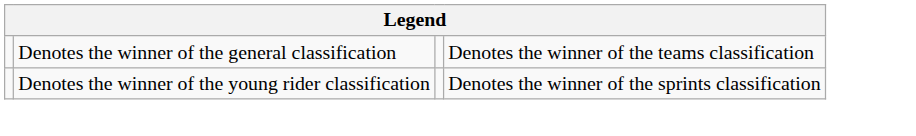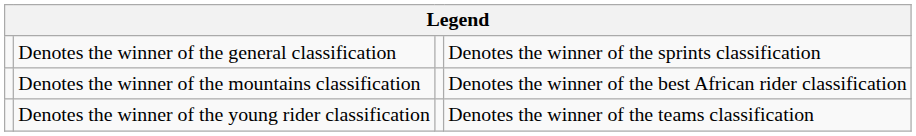(631, 51) Denotes the winner of the teams classification -> (634, 51) Denotes the winner of the sprints classification
+ row: (219, 83)
(634, 83) Denotes the winner of the sprints classification -> (631, 114) Denotes the winner of the teams classification
